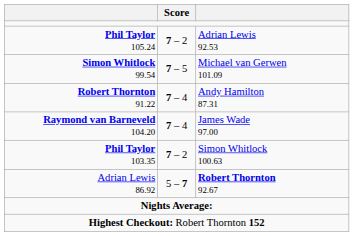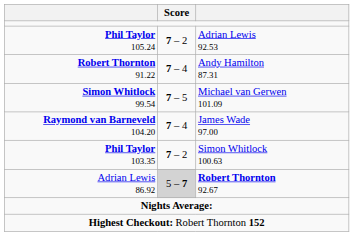rows swapped: (119, 69) <-> (116, 97)
(177, 183) no background -> (177, 183) lightgrey background
